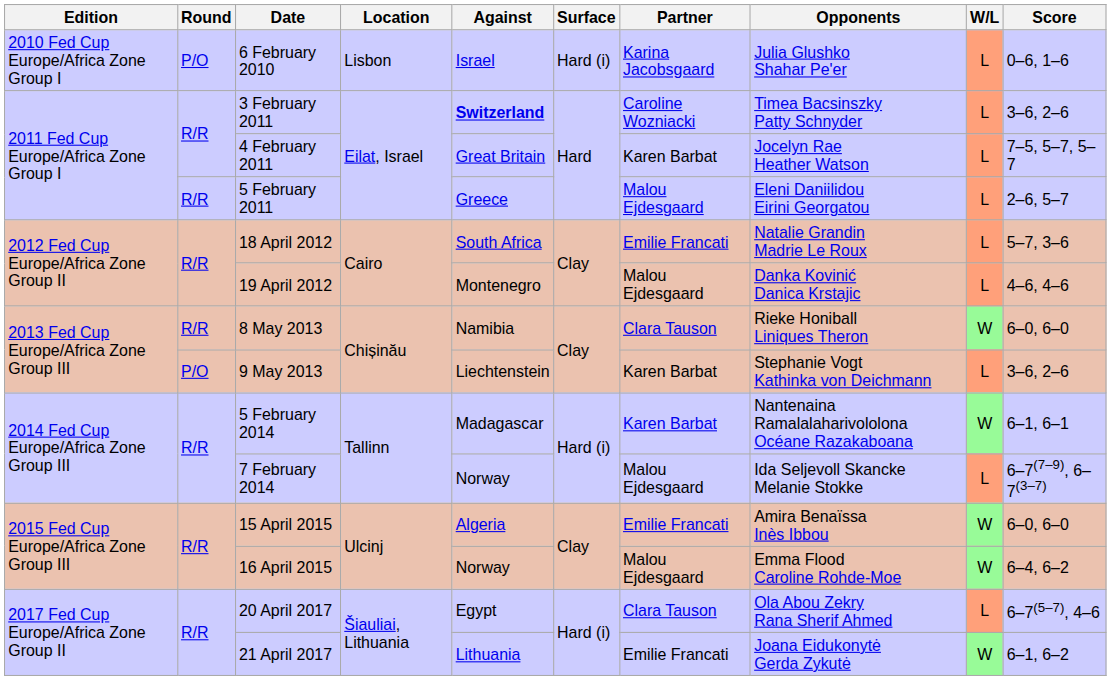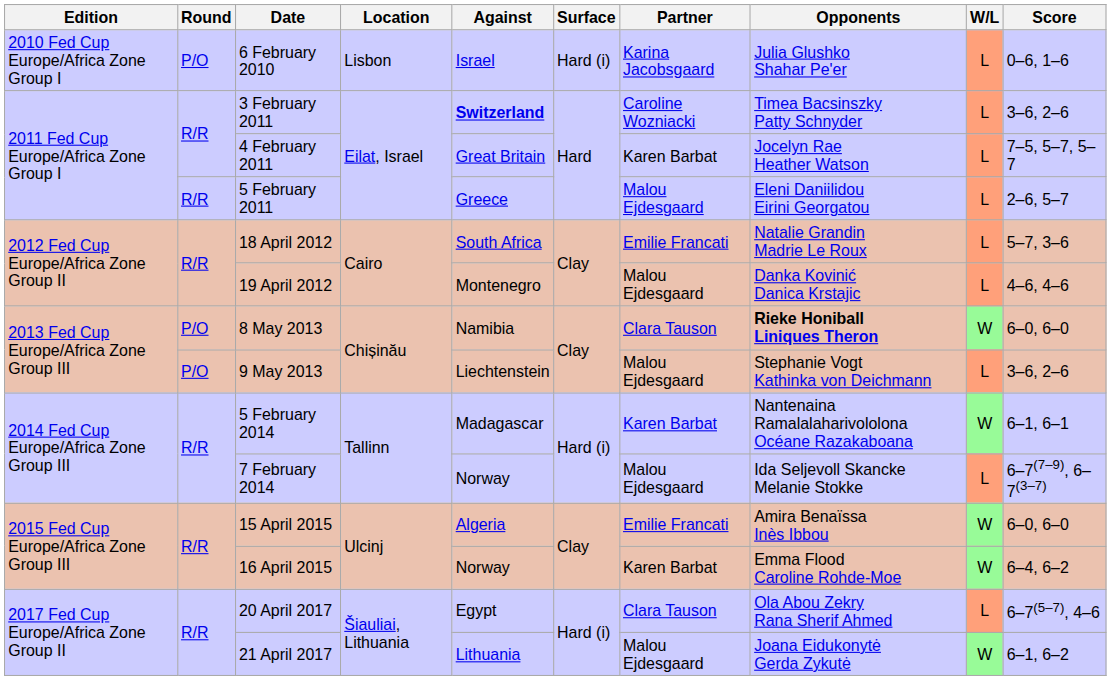(195, 328) R/R -> (195, 328) P/O
(811, 328) normal -> (816, 328) bold
(670, 371) Karen Barbat -> (663, 371) Malou Ejdesgaard
(663, 568) Malou Ejdesgaard -> (670, 568) Karen Barbat
(676, 654) Emilie Francati -> (663, 654) Malou Ejdesgaard
